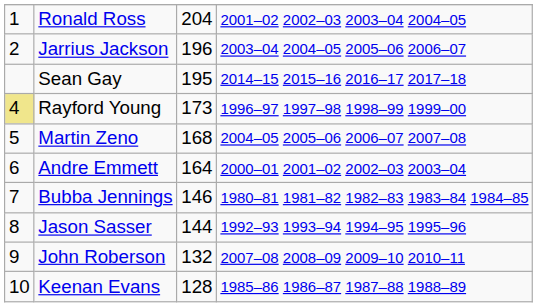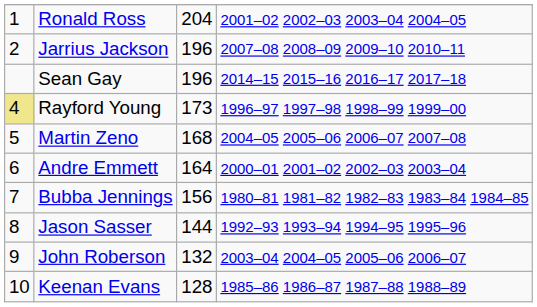(343, 49) 2003–04 2004–05 2005–06 2006–07 -> (343, 49) 2007–08 2008–09 2009–10 2010–11
(197, 78) 195 -> (197, 78) 196
(197, 197) 146 -> (197, 197) 156
(343, 257) 2007–08 2008–09 2009–10 2010–11 -> (343, 257) 2003–04 2004–05 2005–06 2006–07
